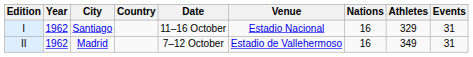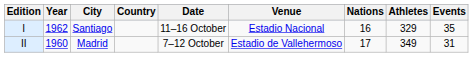(449, 28) 31 -> (449, 28) 35
(57, 44) 1962 -> (57, 44) 1960
(365, 44) 16 -> (365, 44) 17
